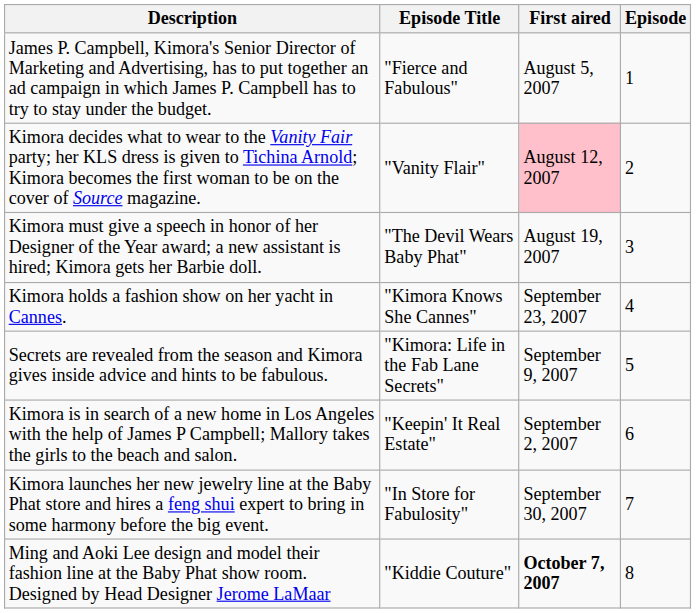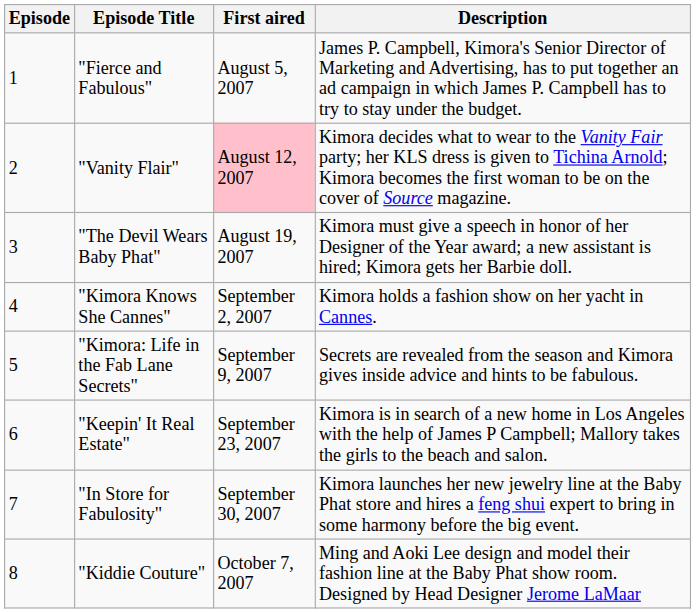columns swapped: (656, 18) <-> (192, 18)
(562, 306) September 23, 2007 -> (256, 306) September 2, 2007
(562, 434) September 2, 2007 -> (256, 434) September 23, 2007
(564, 573) bold -> (256, 573) normal
